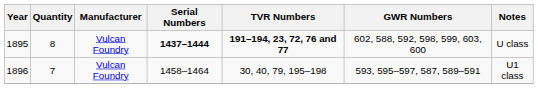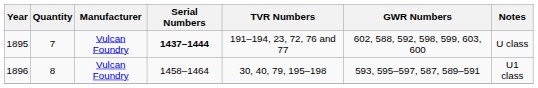(53, 44) 8 -> (53, 44) 7
(283, 44) bold -> (283, 44) normal
(53, 70) 7 -> (53, 70) 8
